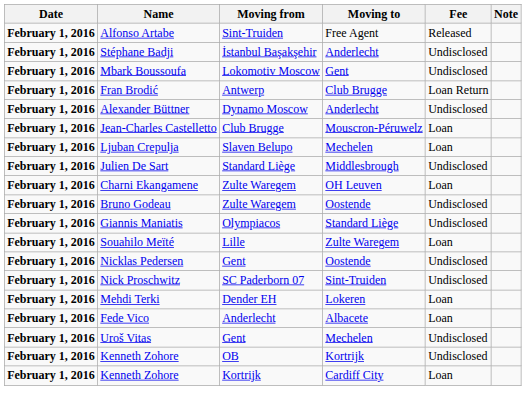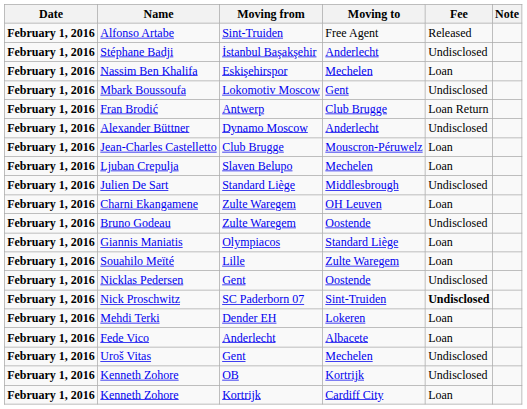+ row: (149, 71)
(458, 223) Undisclosed -> (441, 242) Loan
(458, 280) normal -> (459, 299) bold
